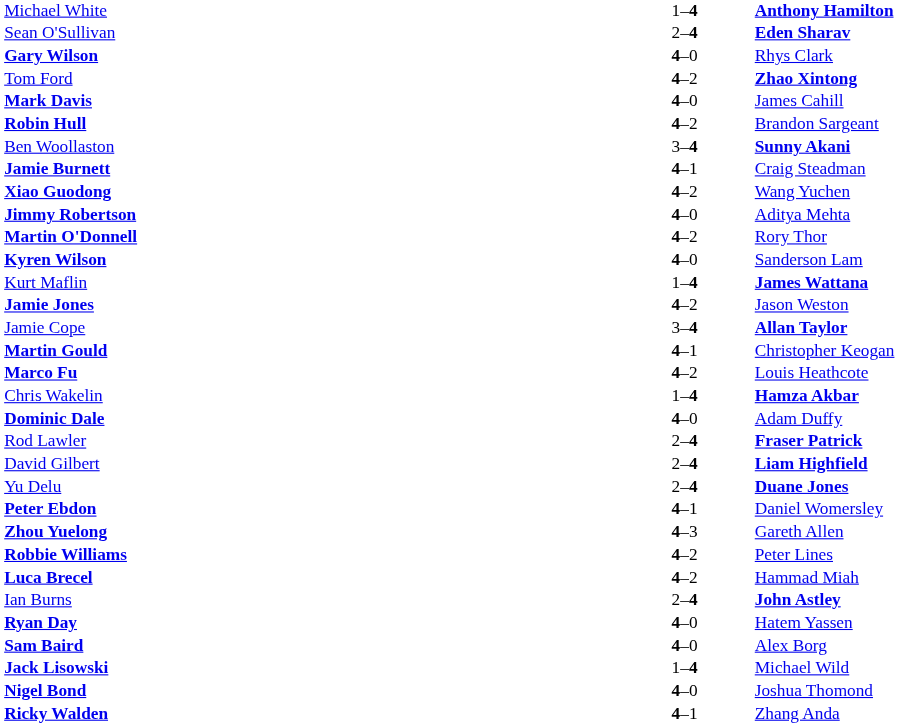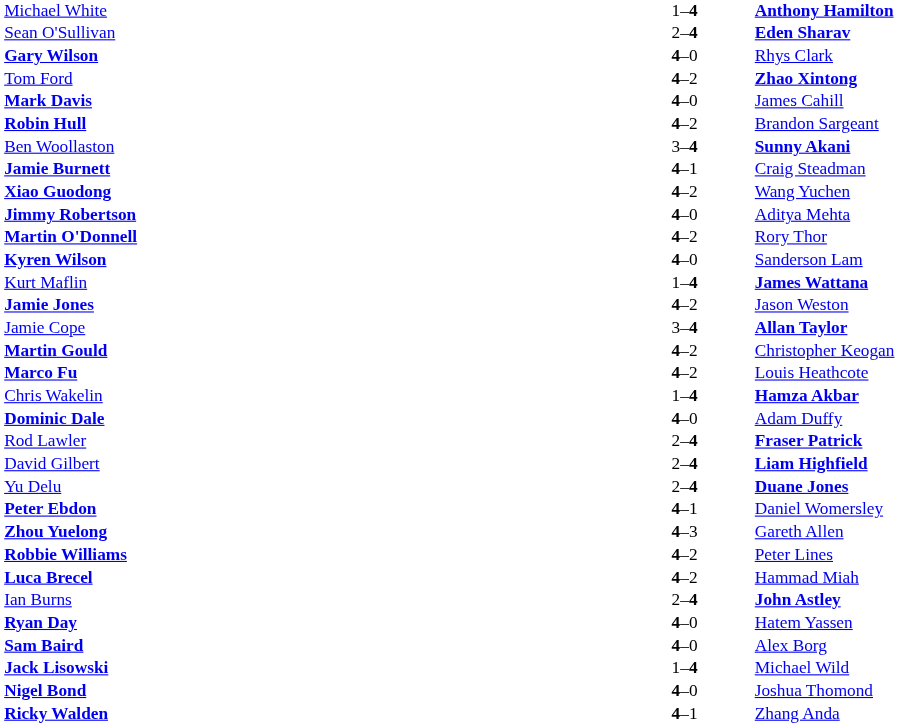(685, 350) 4–1 -> (685, 350) 4–2
